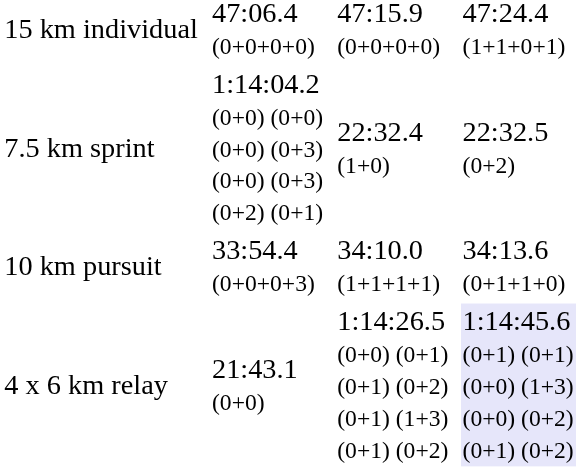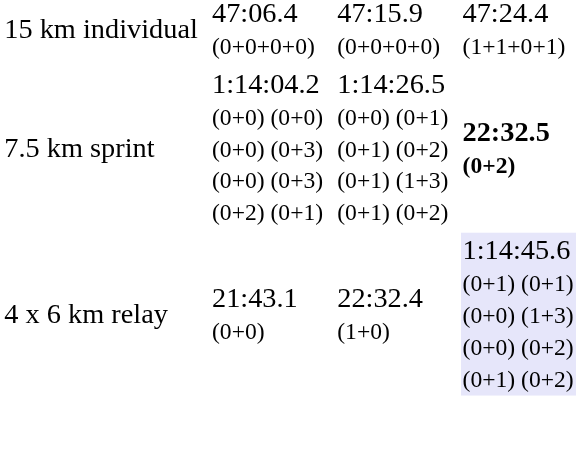(380, 147) 22:32.4 (1+0) -> (393, 147) 1:14:26.5 (0+0) (0+1) (0+1) (0+2) (0+1) (1+3) (0+1) (0+2)
(505, 147) normal -> (506, 147) bold
- row: (83, 265)
(393, 384) 1:14:26.5 (0+0) (0+1) (0+1) (0+2) (0+1) (1+3) (0+1) (0+2) -> (380, 313) 22:32.4 (1+0)
